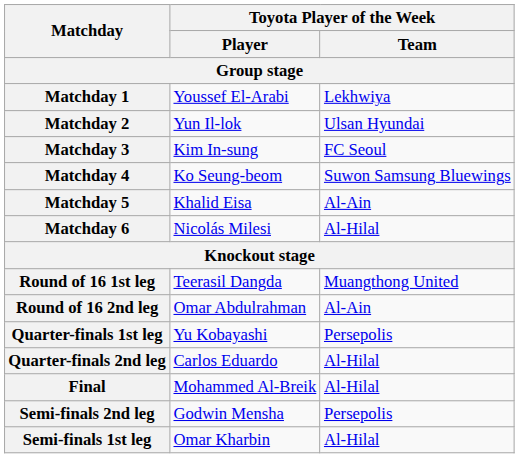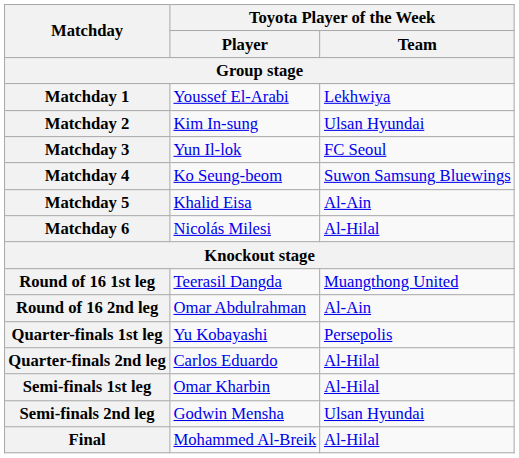(207, 123) Yun Il-lok -> (216, 123) Kim In-sung
(216, 149) Kim In-sung -> (207, 149) Yun Il-lok
rows swapped: (87, 439) <-> (87, 387)
(358, 413) Persepolis -> (374, 413) Ulsan Hyundai
